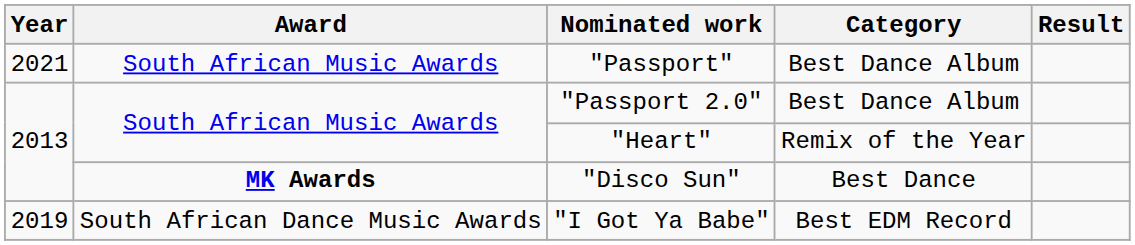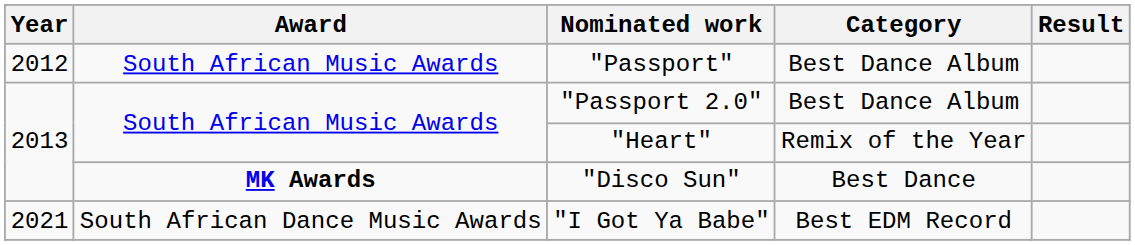(40, 64) 2021 -> (40, 64) 2012
(40, 221) 2019 -> (40, 221) 2021
